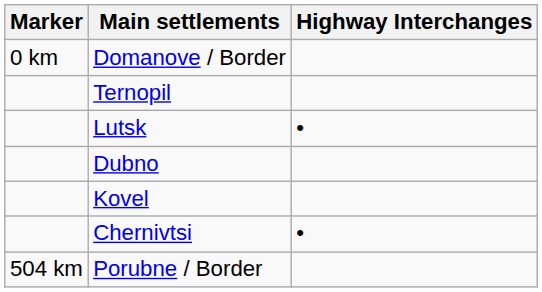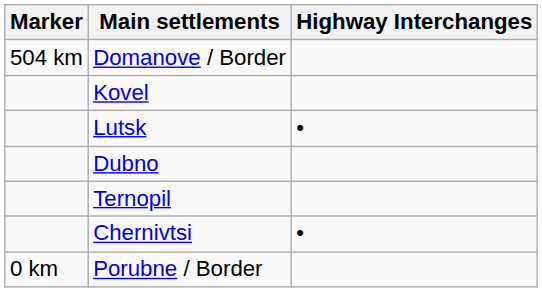(34, 57) 0 km -> (46, 57) 504 km
rows swapped: (121, 198) <-> (132, 92)
(46, 269) 504 km -> (34, 269) 0 km
